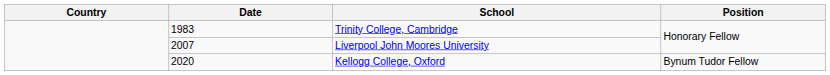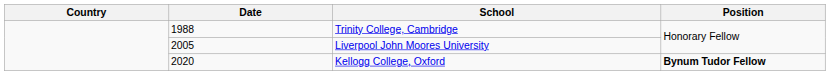(182, 29) 1983 -> (182, 29) 1988
(182, 45) 2007 -> (182, 45) 2005
(711, 62) normal -> (715, 62) bold
